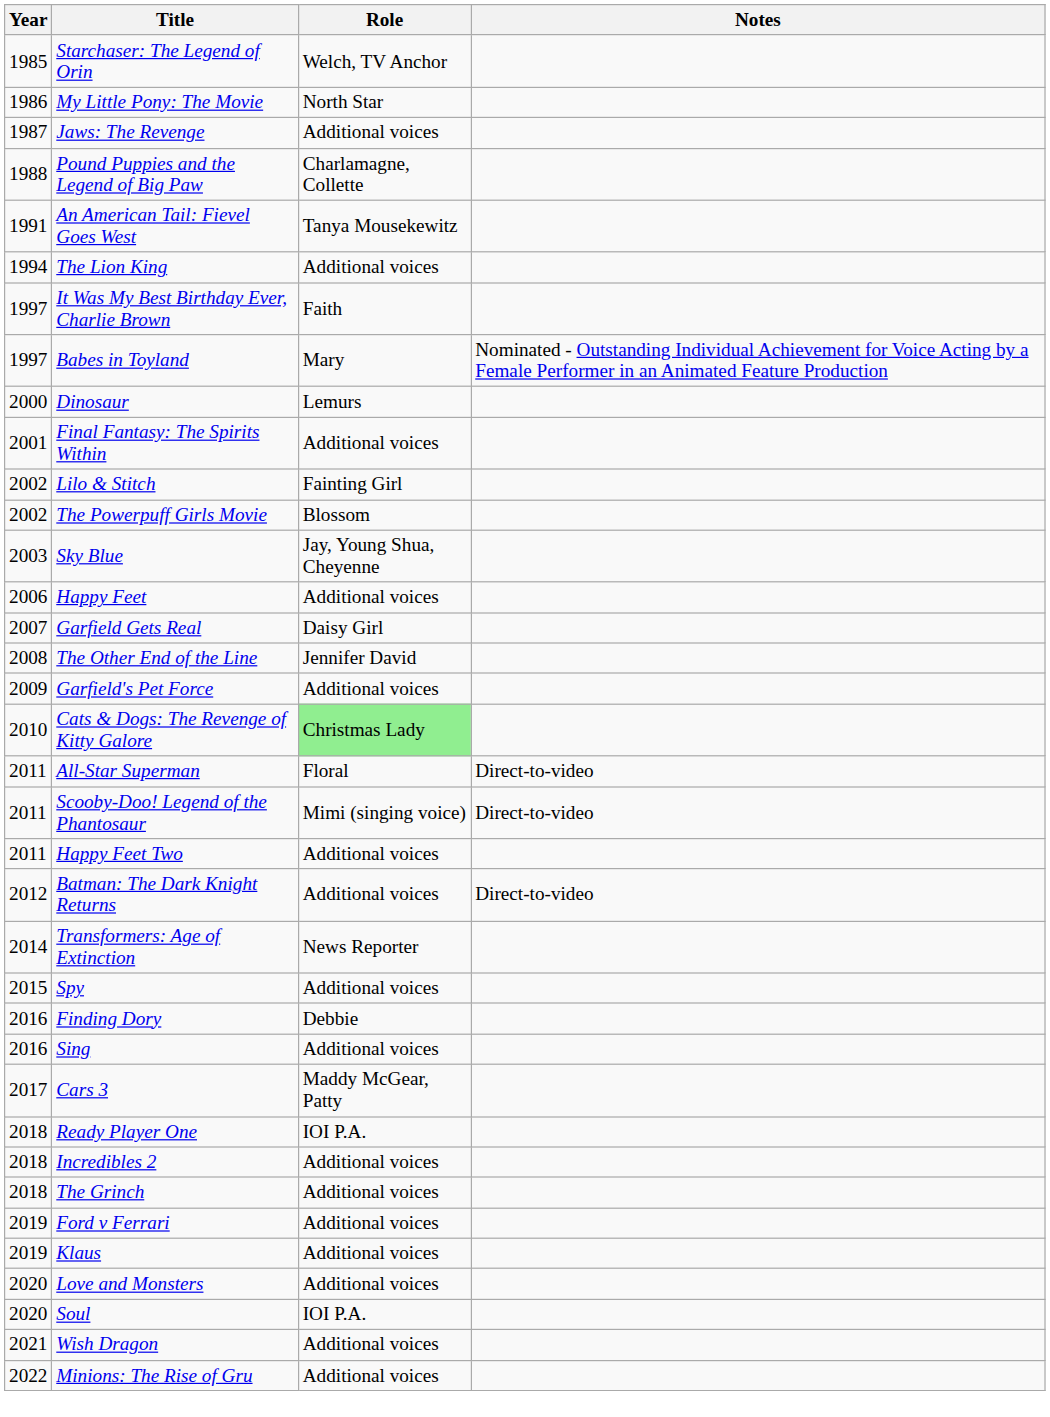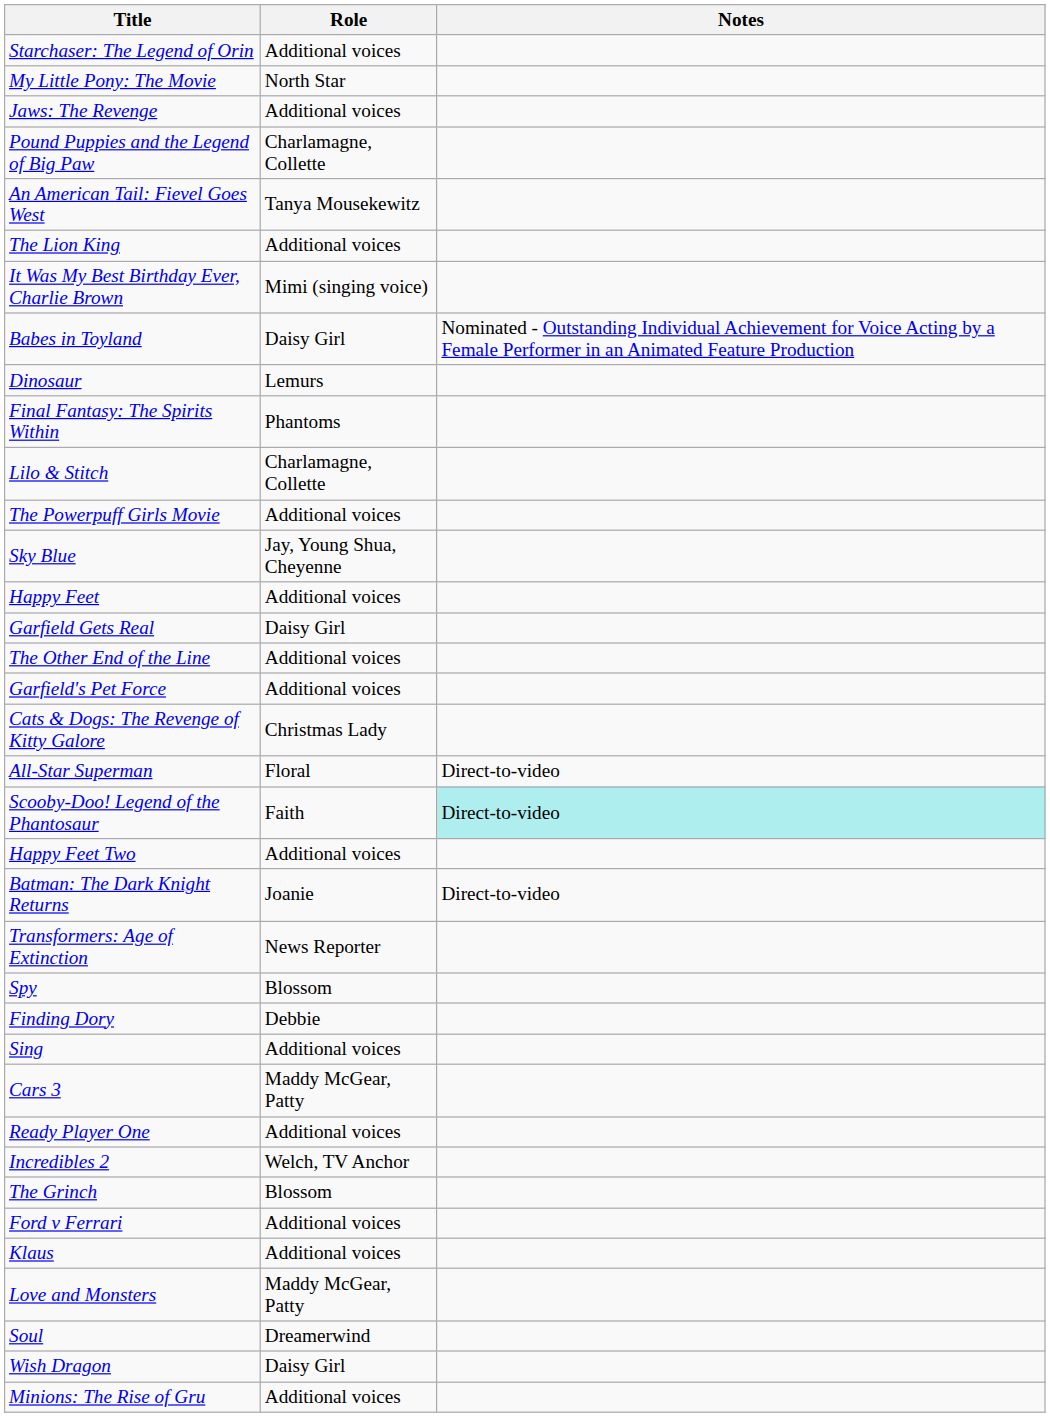- column: (28, 19)
(375, 60) Welch, TV Anchor -> (333, 50) Additional voices
(322, 308) Faith -> (346, 286) Mimi (singing voice)
(324, 360) Mary -> (305, 338) Daisy Girl
(371, 443) Additional voices -> (303, 421) Phantoms
(353, 484) Fainting Girl -> (318, 473) Charlamagne, Collette
(336, 514) Blossom -> (333, 514) Additional voices
(360, 658) Jennifer David -> (333, 658) Additional voices
(364, 729) lightgreen background -> (326, 729) no background
(384, 812) Mimi (singing voice) -> (285, 812) Faith
(534, 812) no background -> (501, 812) paleturquoise background
(371, 894) Additional voices -> (289, 894) Joanie
(371, 988) Additional voices -> (298, 988) Blossom
(334, 1131) IOI P.A. -> (333, 1131) Additional voices
(371, 1161) Additional voices -> (337, 1161) Welch, TV Anchor
(371, 1192) Additional voices -> (298, 1192) Blossom
(371, 1283) Additional voices -> (328, 1294) Maddy McGear, Patty
(334, 1314) IOI P.A. -> (318, 1335) Dreamerwind
(371, 1344) Additional voices -> (305, 1366) Daisy Girl
